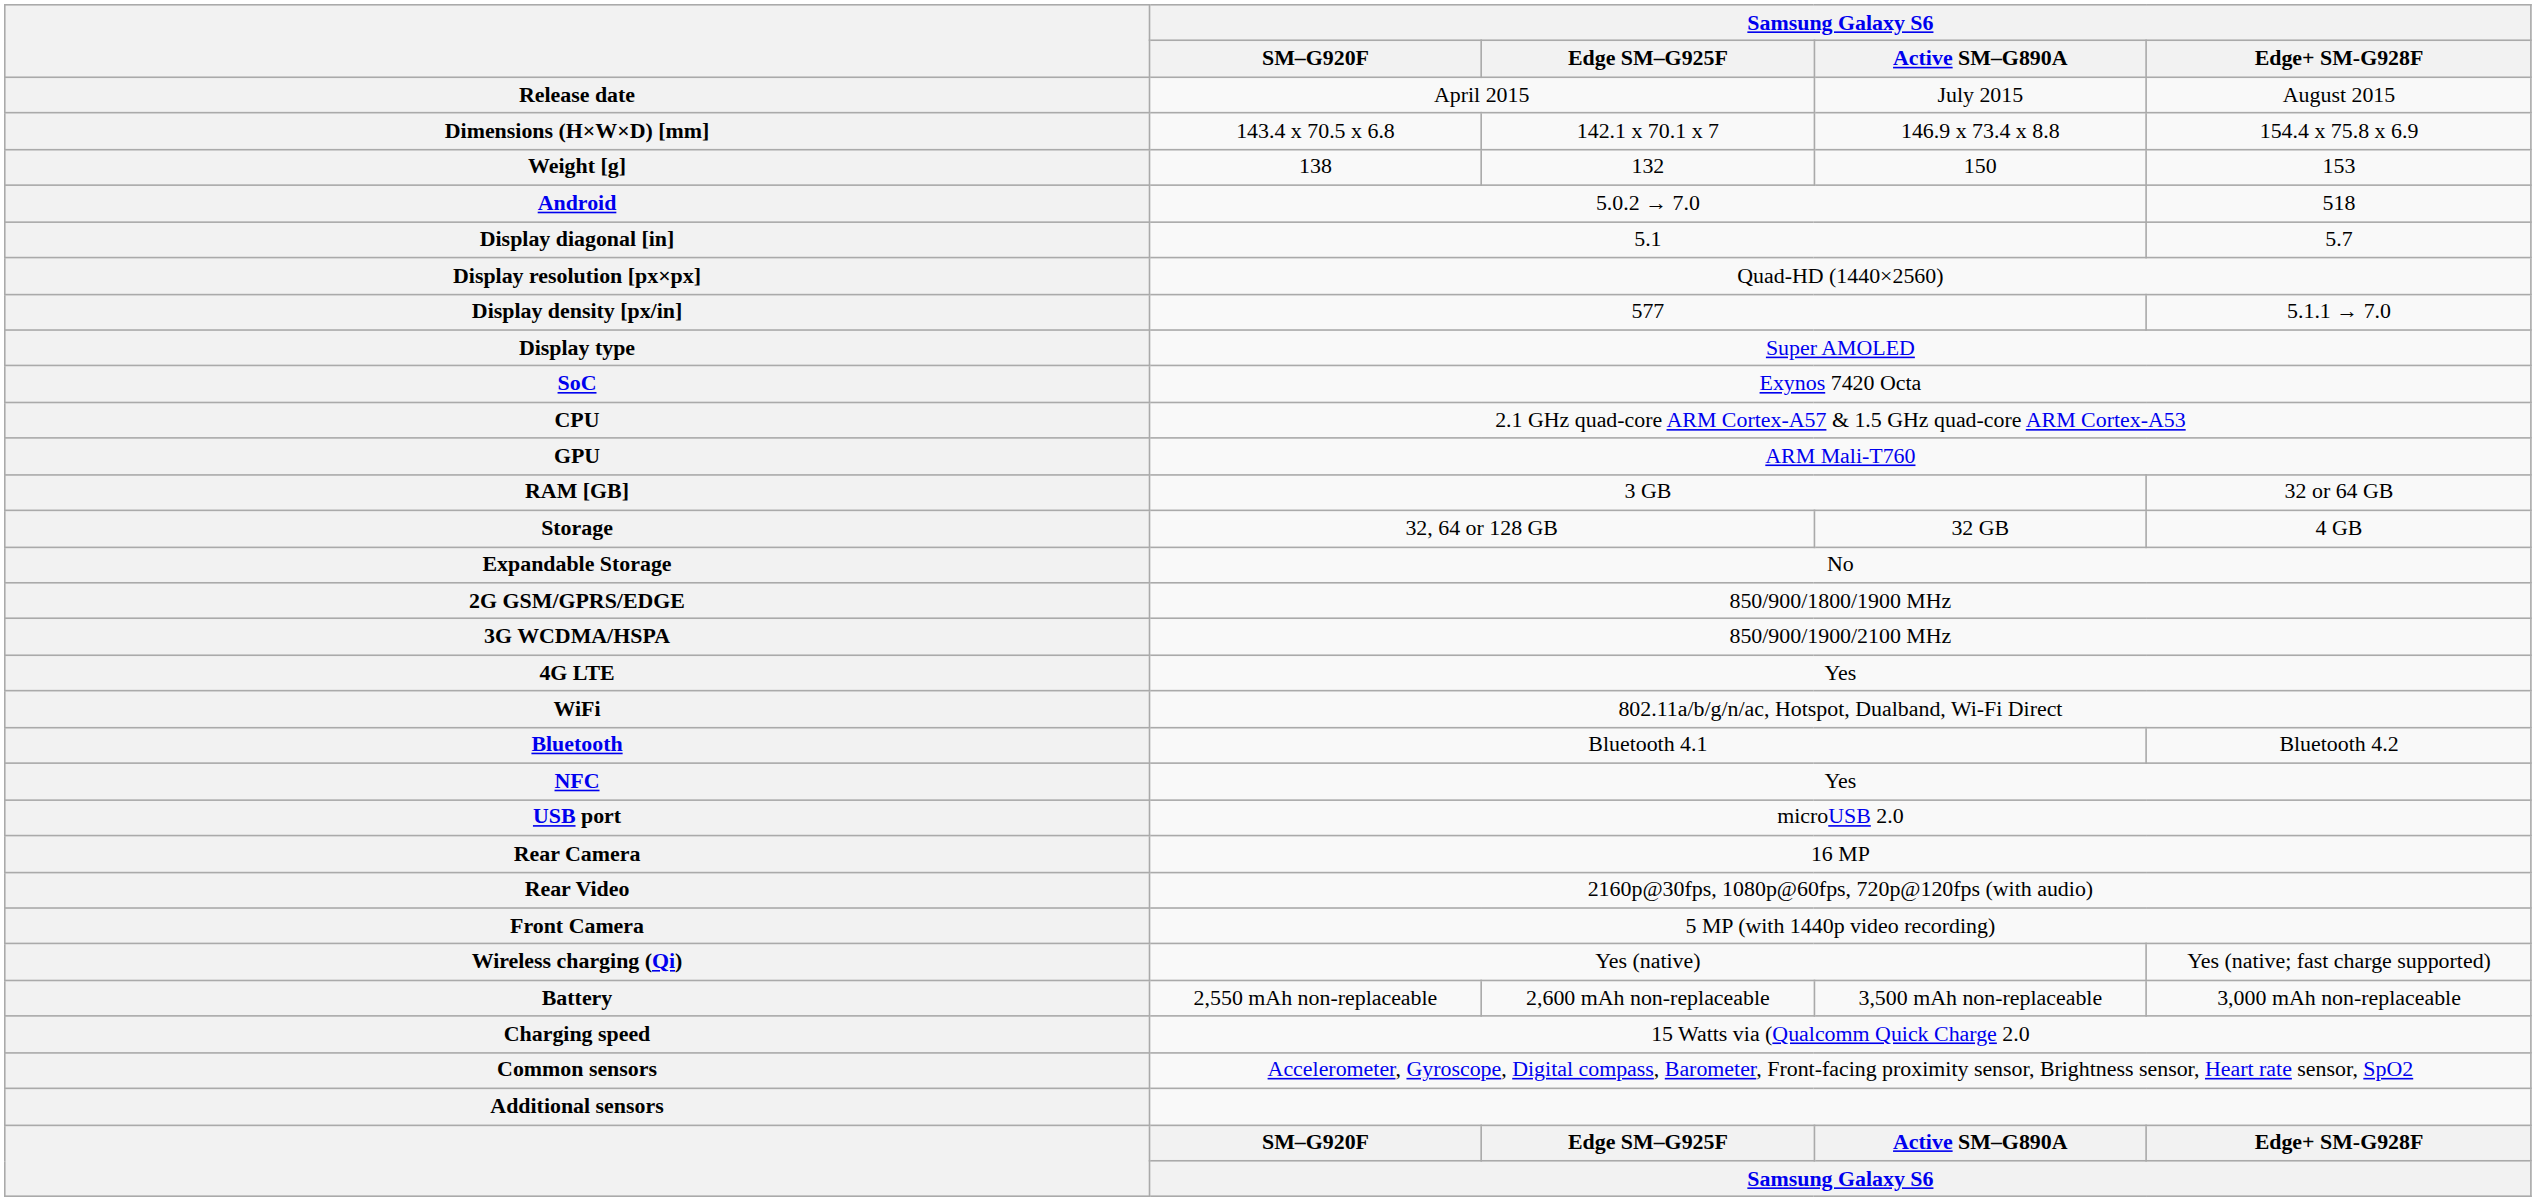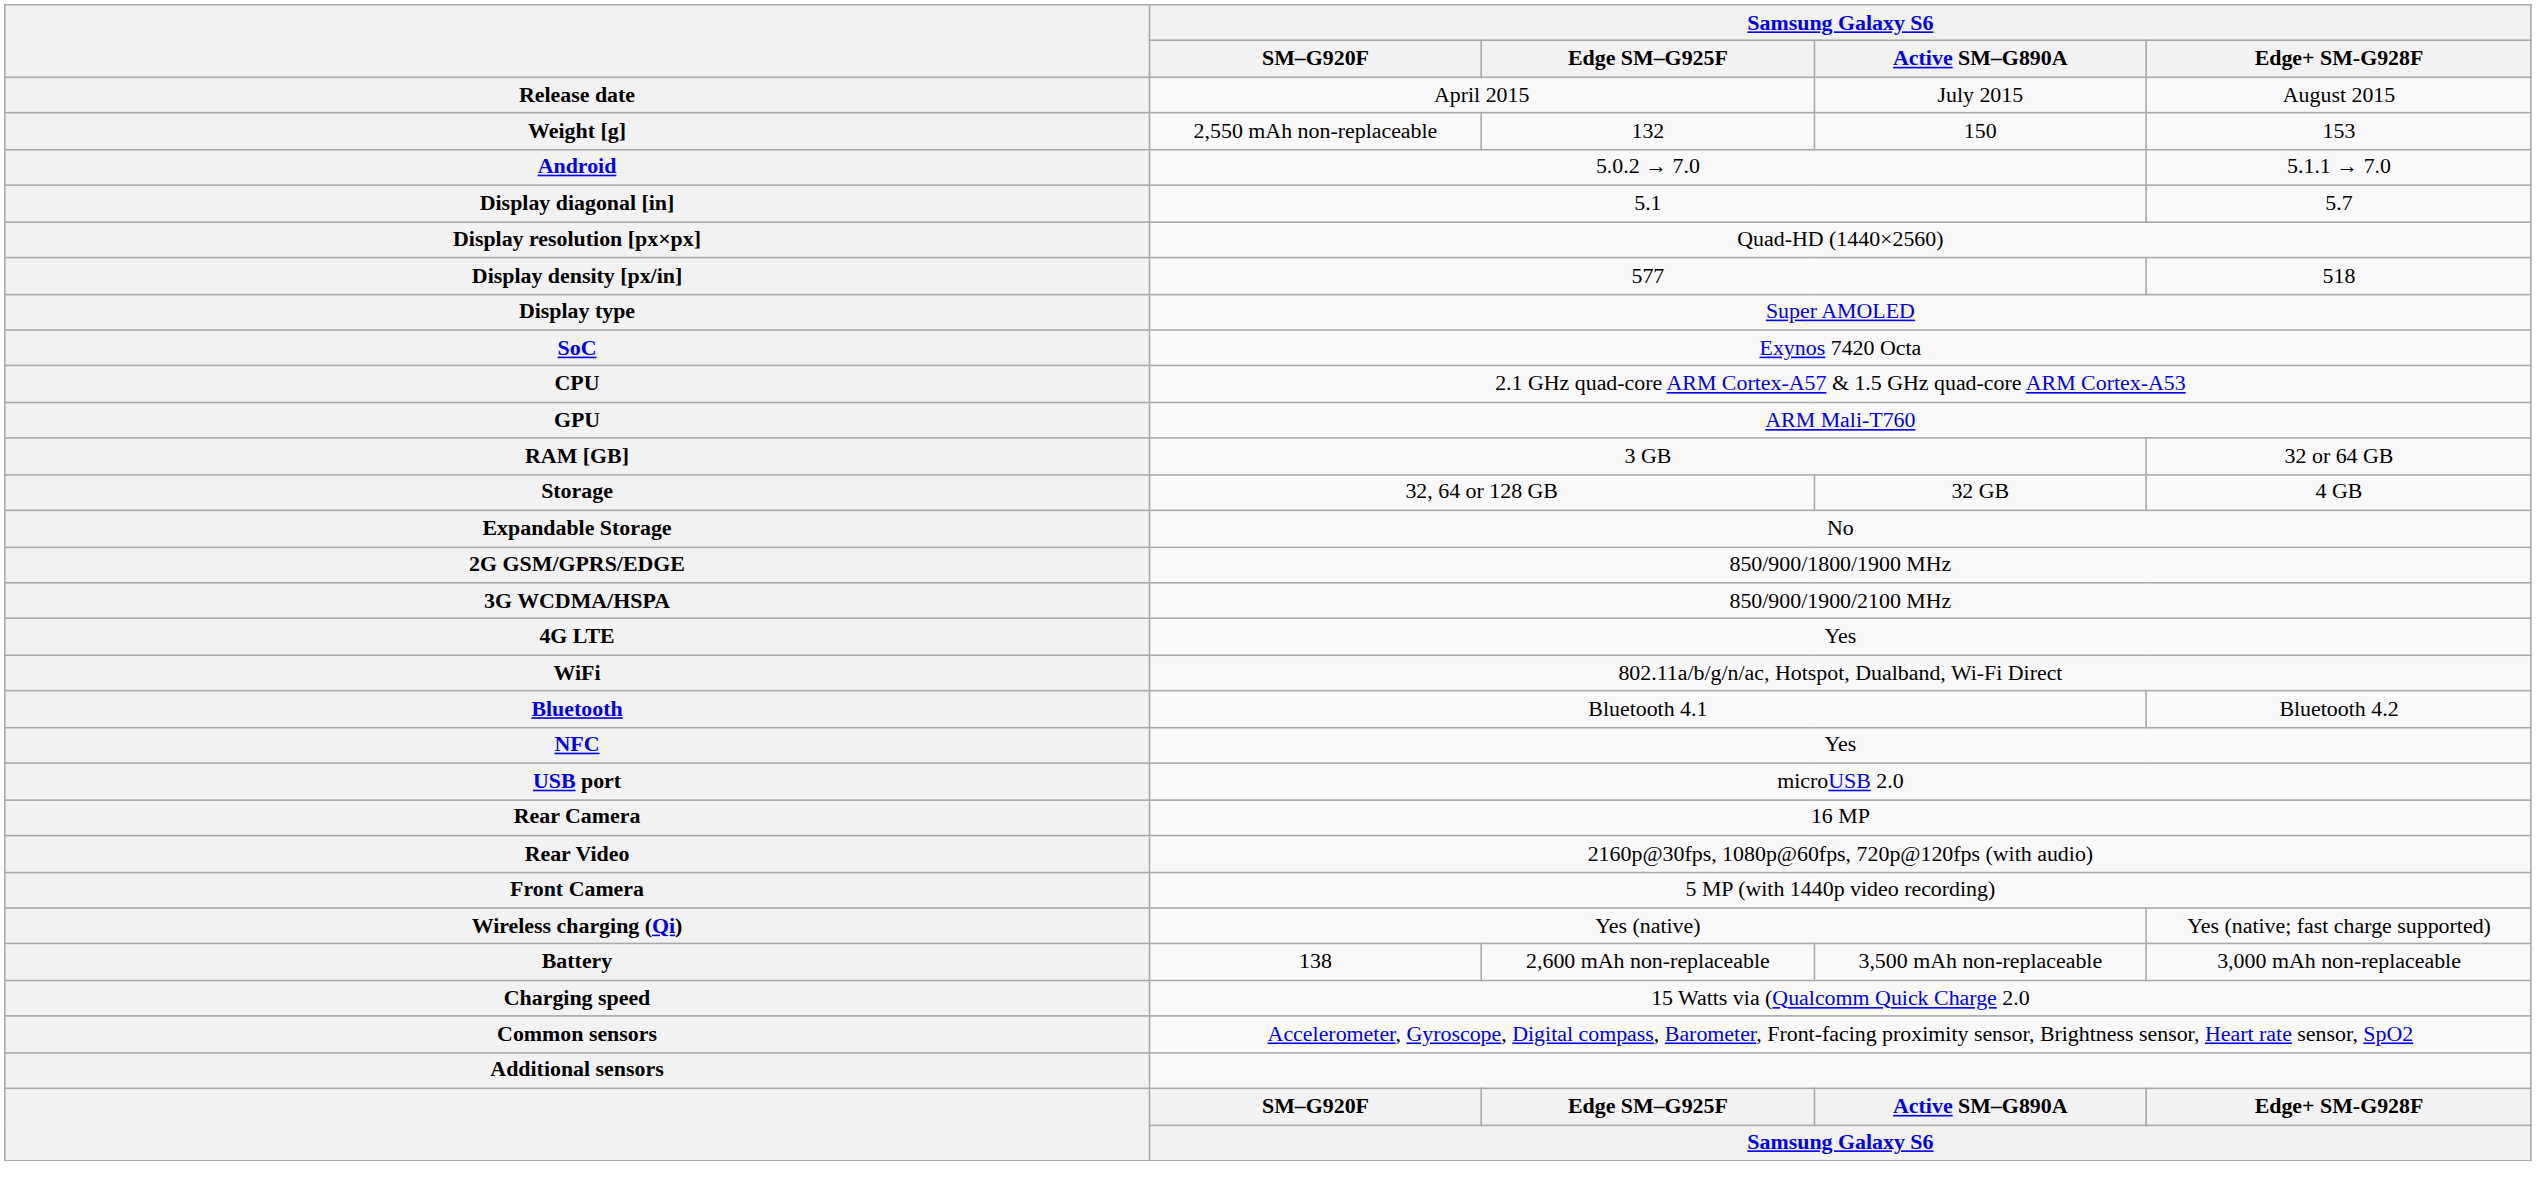- row: (577, 130)
(1315, 166) 138 -> (1315, 130) 2,550 mAh non-replaceable
(2339, 202) 518 -> (2339, 166) 5.1.1 → 7.0
(2339, 311) 5.1.1 → 7.0 -> (2339, 275) 518
(1315, 997) 2,550 mAh non-replaceable -> (1315, 961) 138
